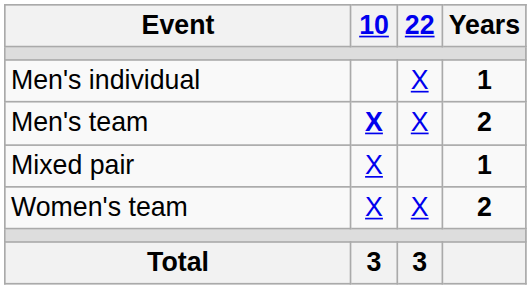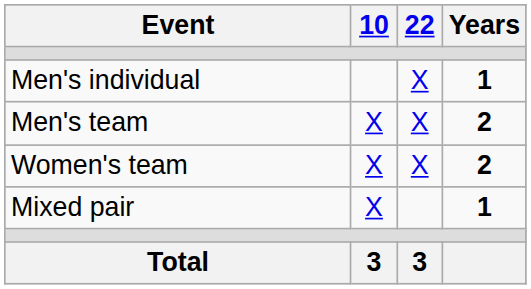(374, 122) bold -> (374, 122) normal
rows swapped: (99, 207) <-> (73, 165)
